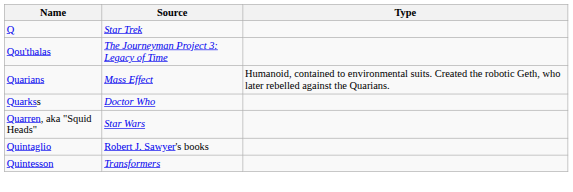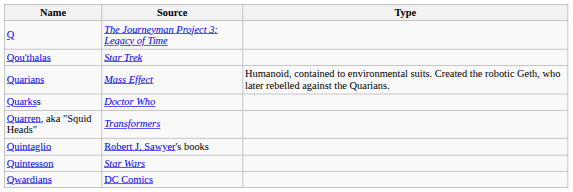(123, 29) Star Trek -> (161, 35) The Journeyman Project 3: Legacy of Time
(161, 51) The Journeyman Project 3: Legacy of Time -> (123, 57) Star Trek
(125, 124) Star Wars -> (132, 124) Transformers
(132, 163) Transformers -> (125, 163) Star Wars
+ row: (29, 179)
